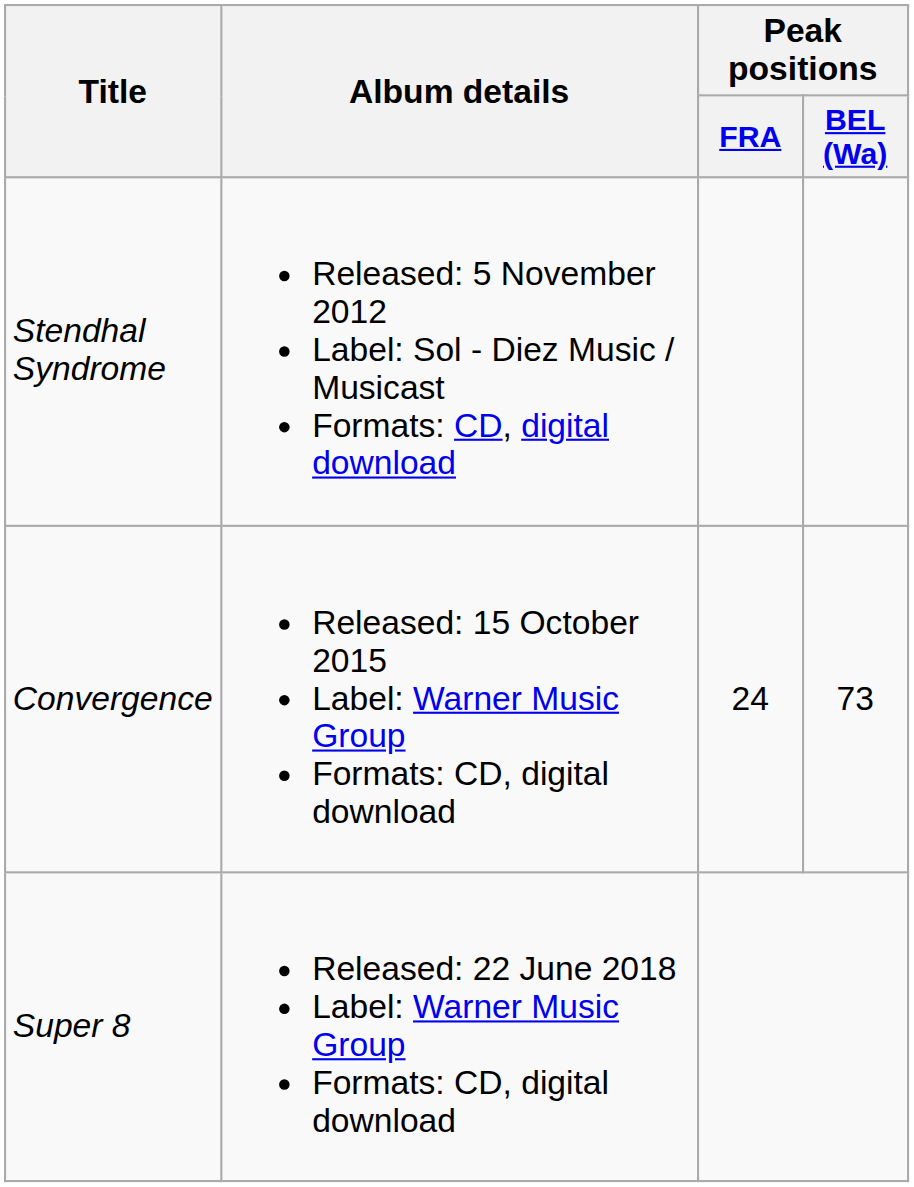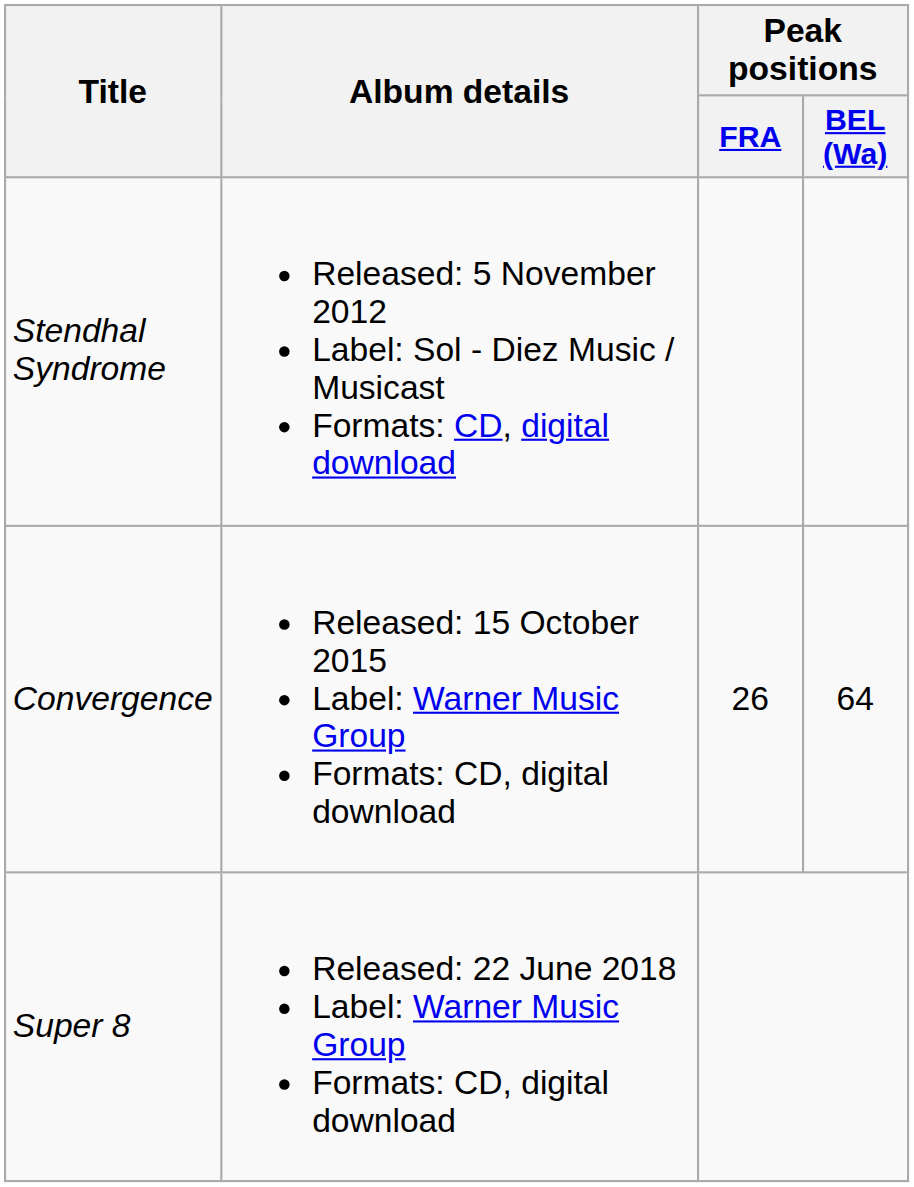(750, 697) 24 -> (750, 697) 26
(855, 697) 73 -> (855, 697) 64
